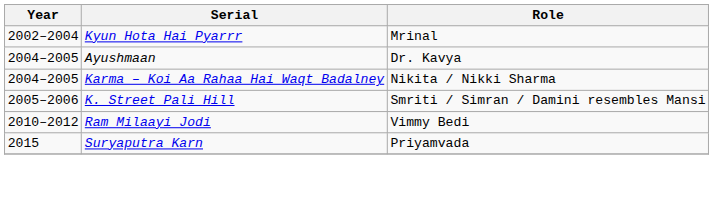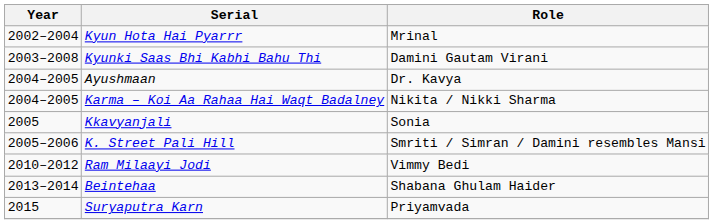+ row: (203, 58)
+ row: (128, 122)
+ row: (120, 186)
